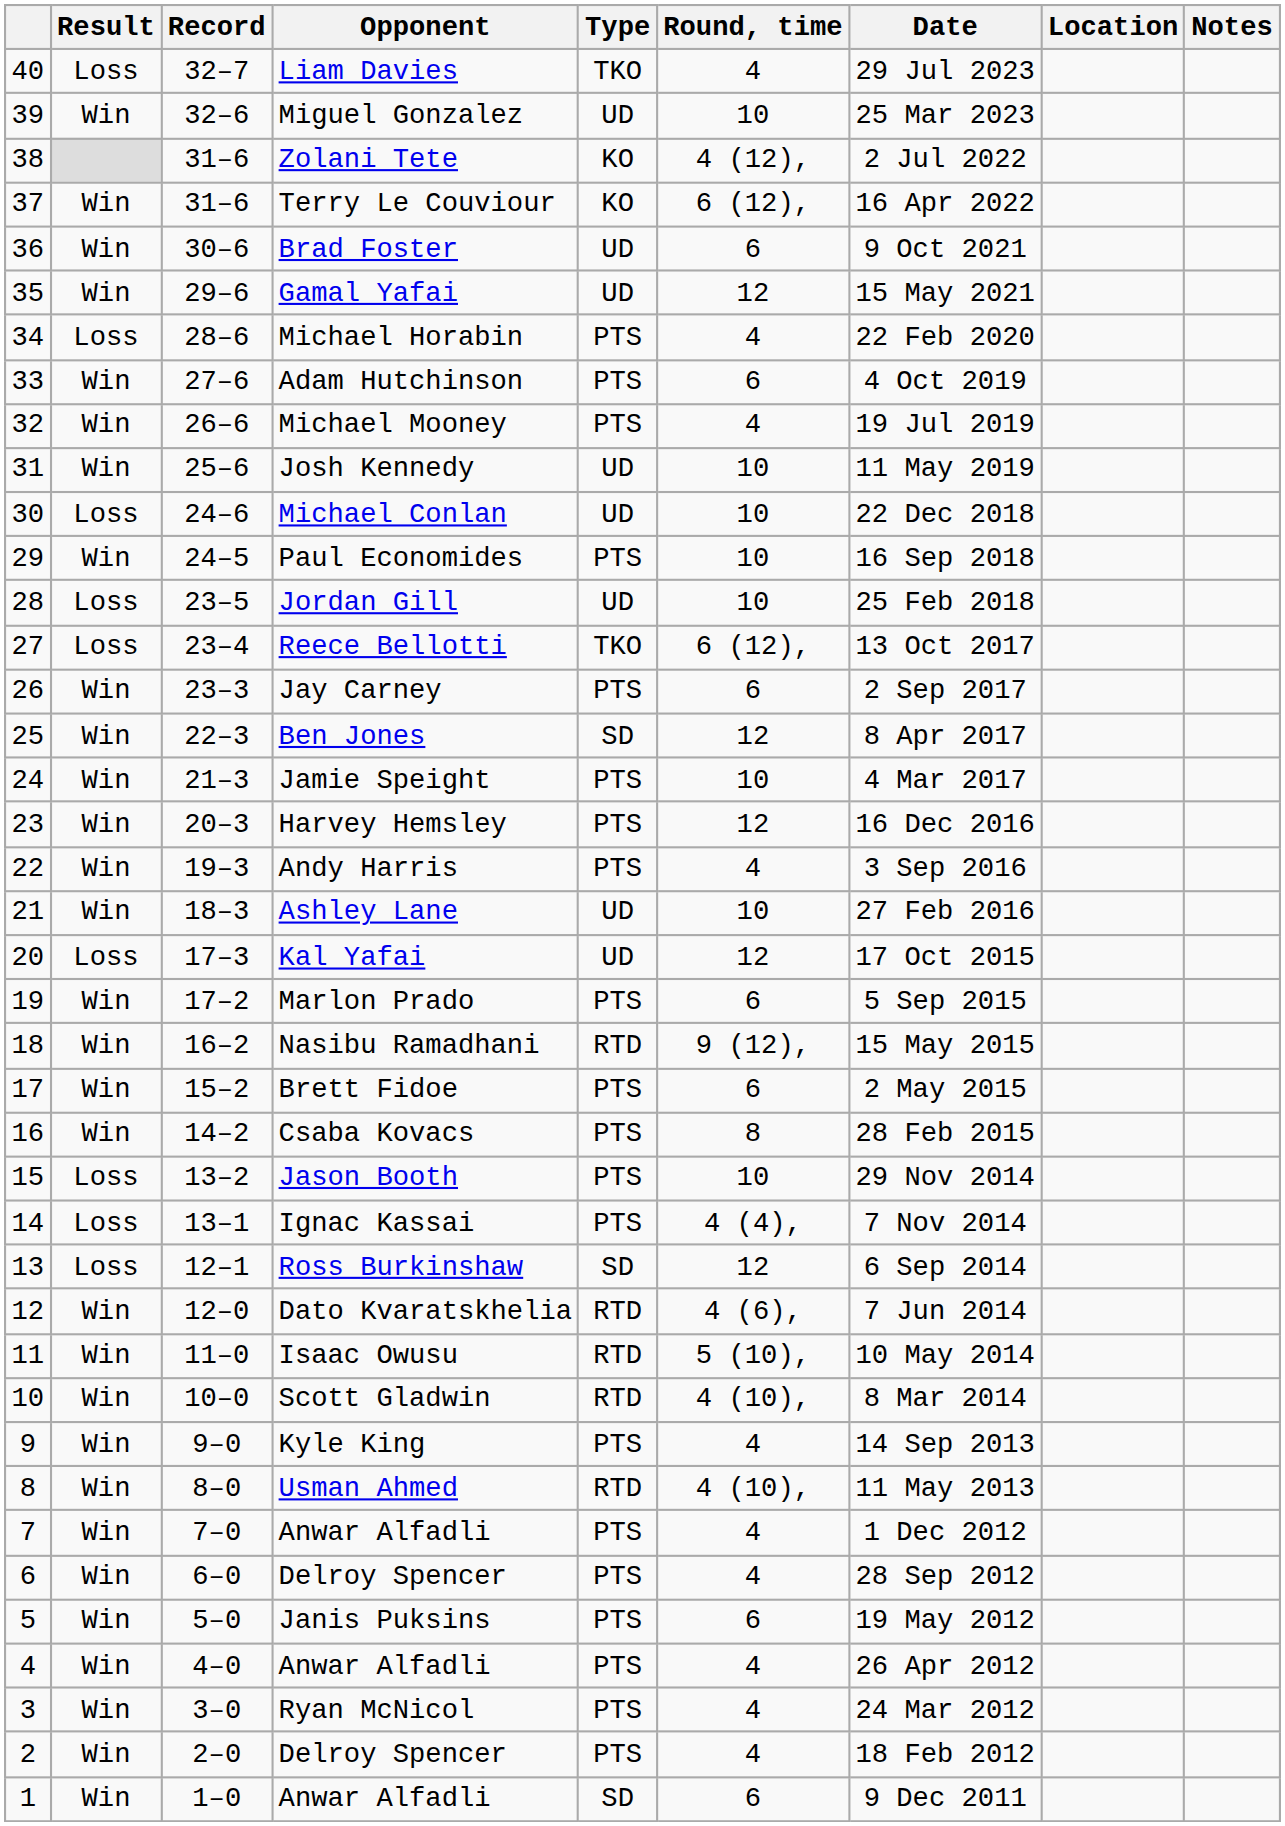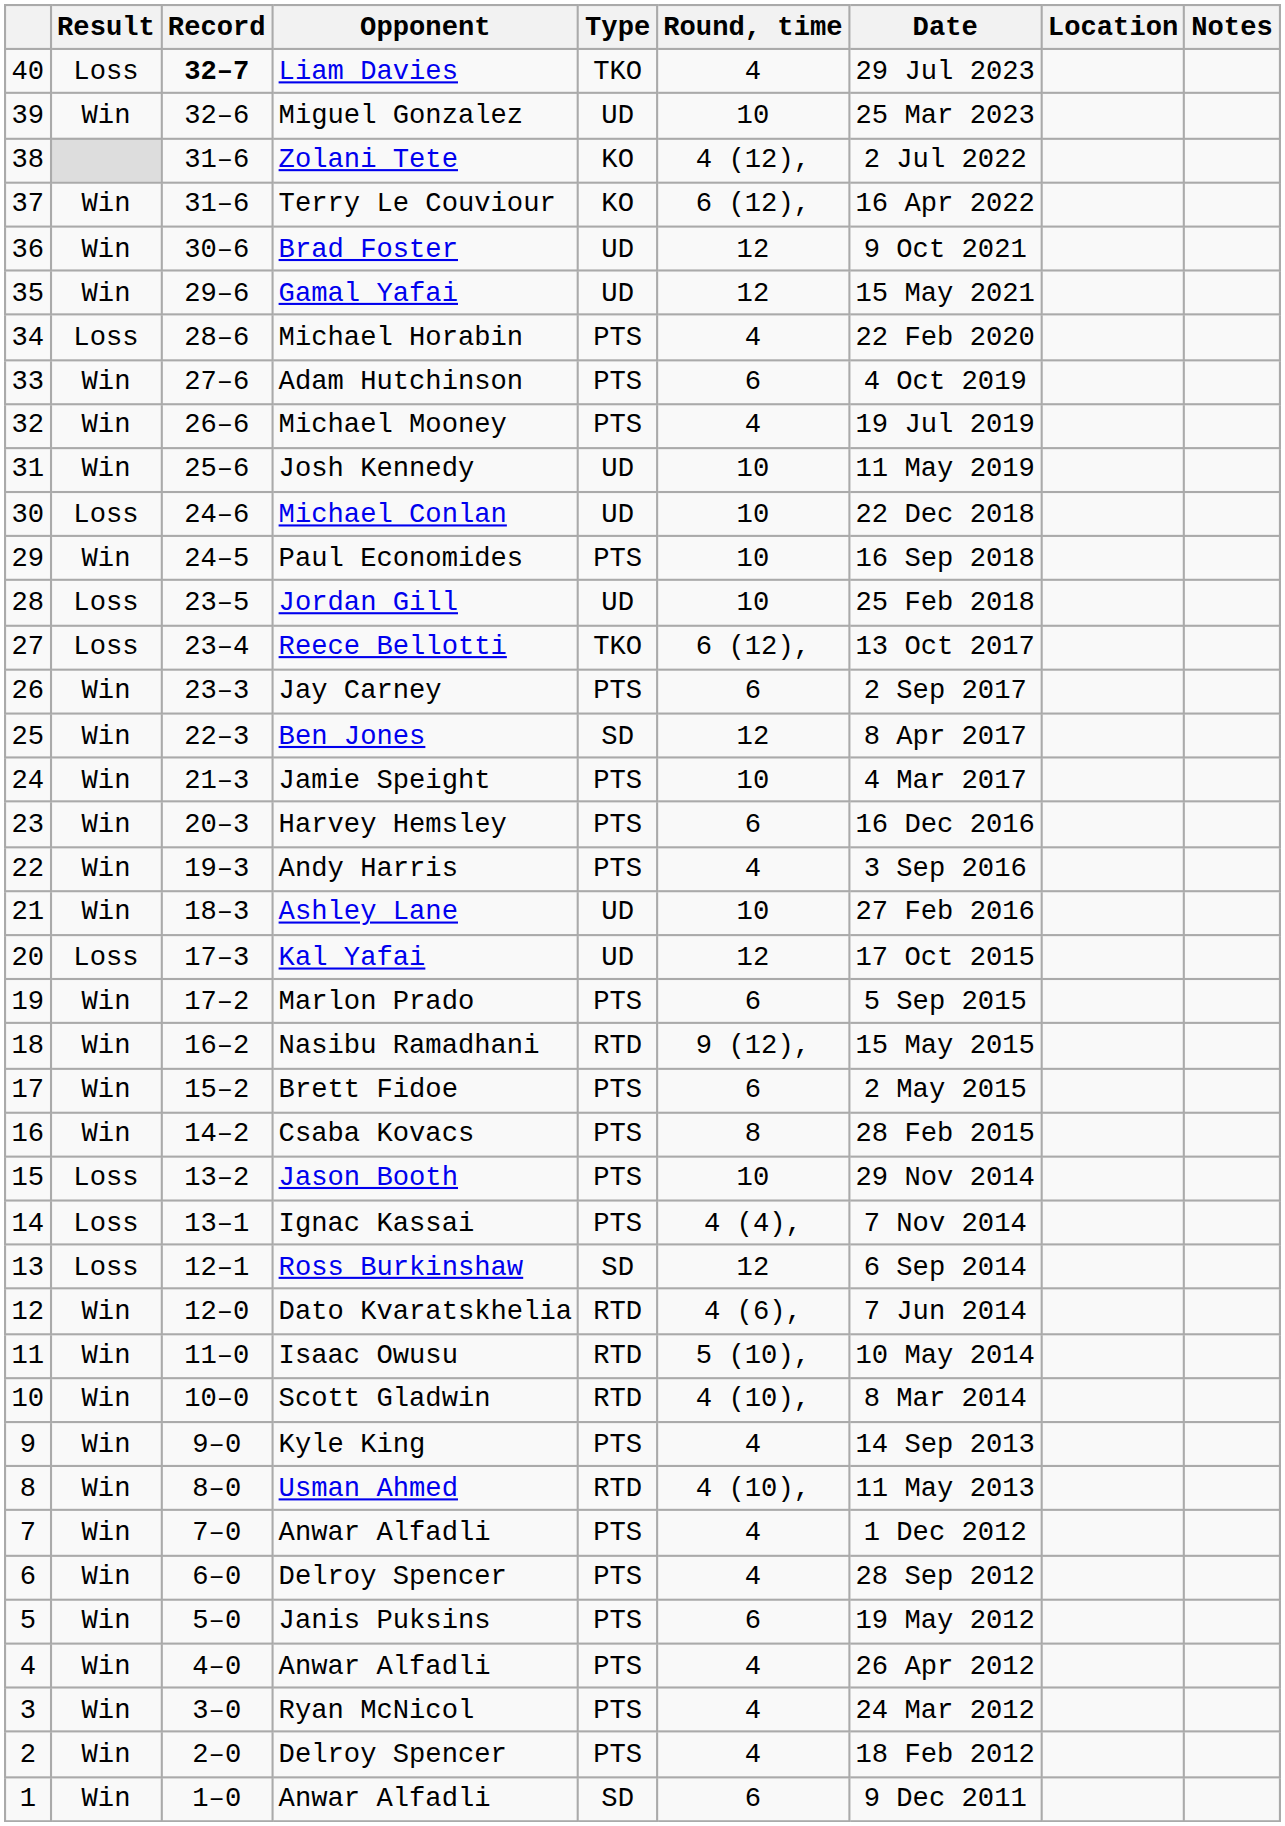(217, 71) normal -> (217, 71) bold
(753, 249) 6 -> (753, 249) 12
(753, 824) 12 -> (753, 824) 6
